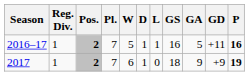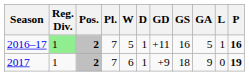columns swapped: (156, 19) <-> (216, 19)
(55, 44) no background -> (55, 44) lightgreen background
